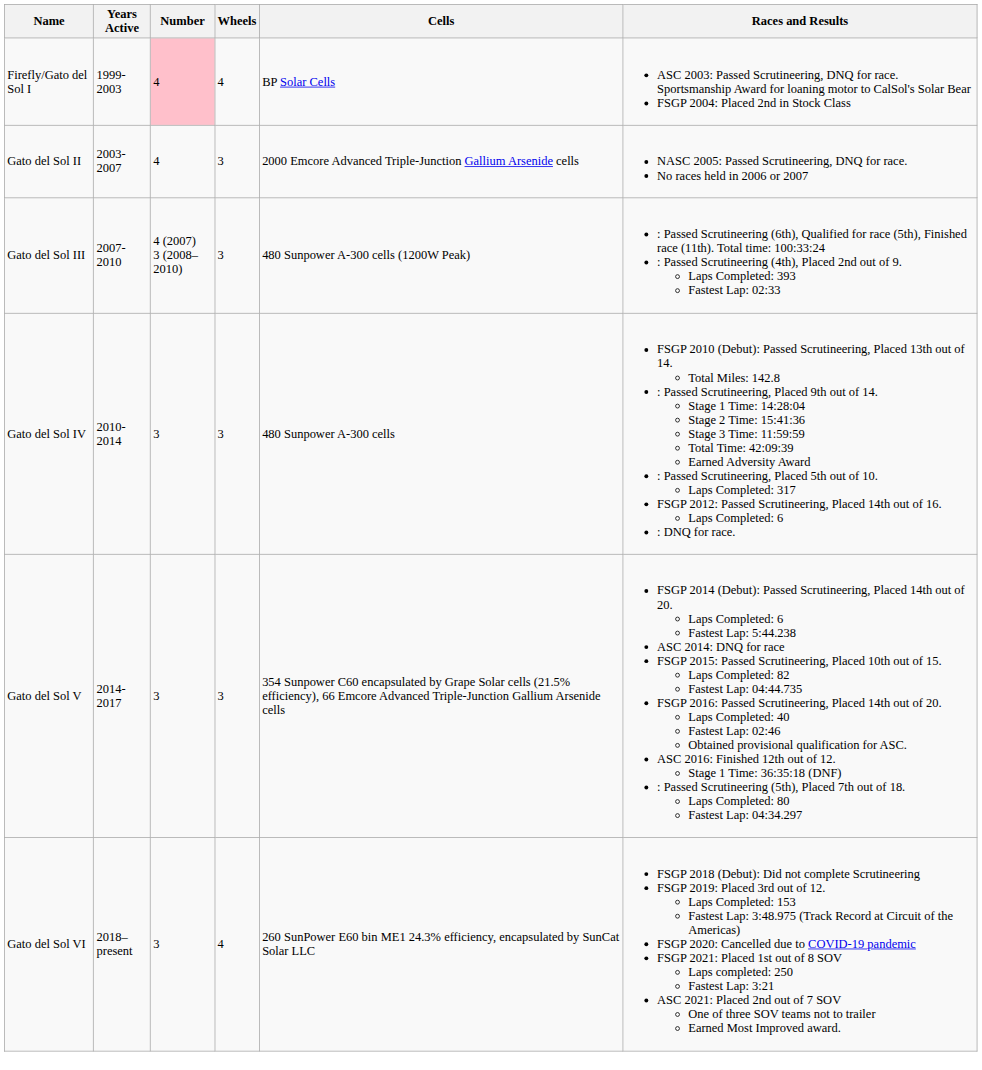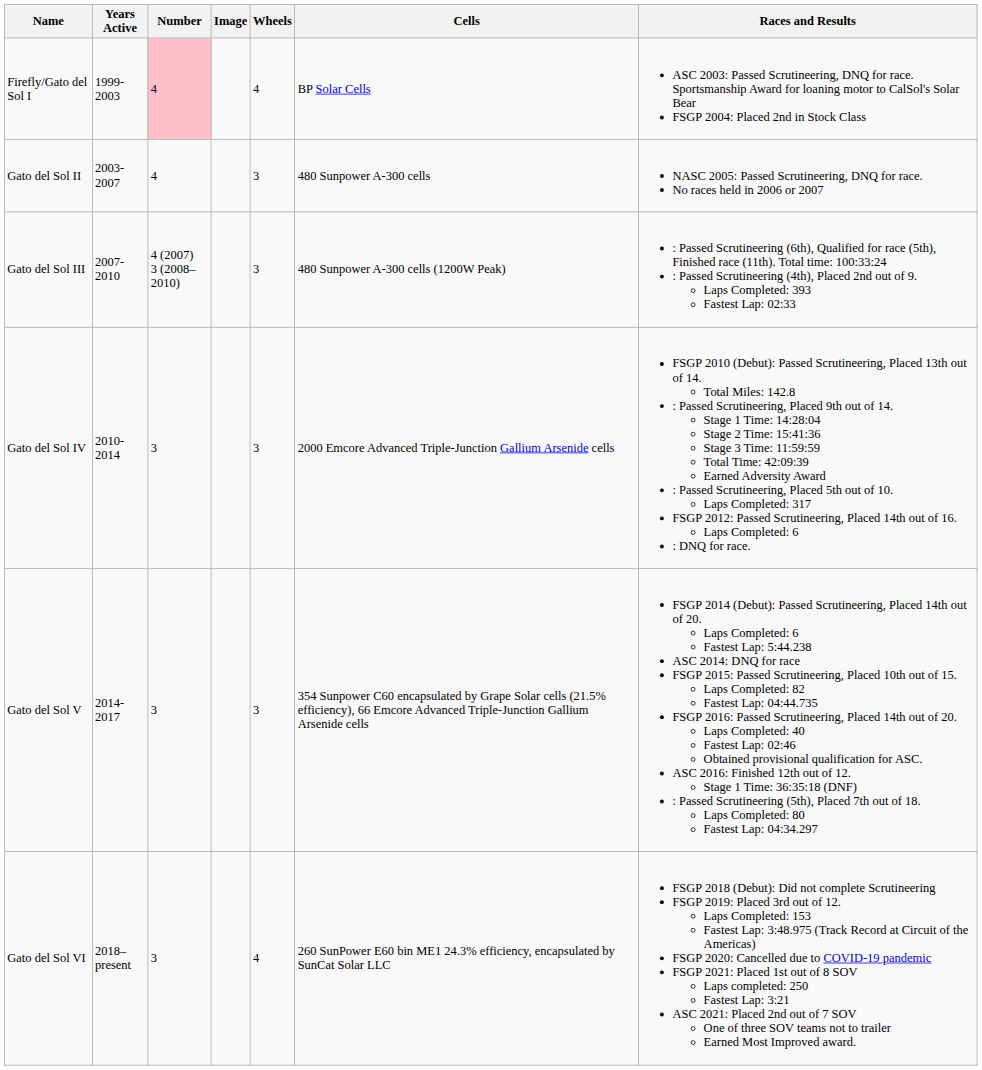+ column: (231, 21)
(421, 161) 2000 Emcore Advanced Triple-Junction Gallium Arsenide cells -> (364, 175) 480 Sunpower A-300 cells
(329, 433) 480 Sunpower A-300 cells -> (456, 447) 2000 Emcore Advanced Triple-Junction Gallium Arsenide cells
